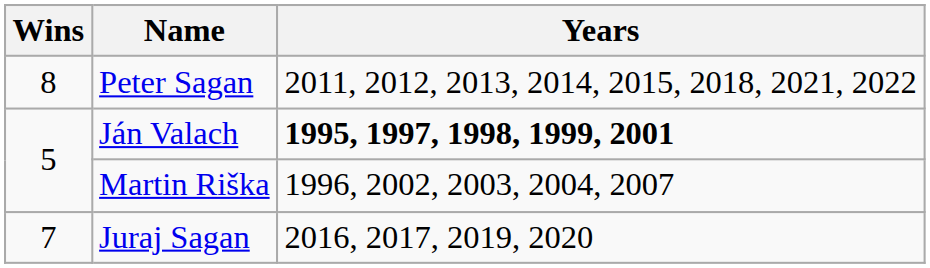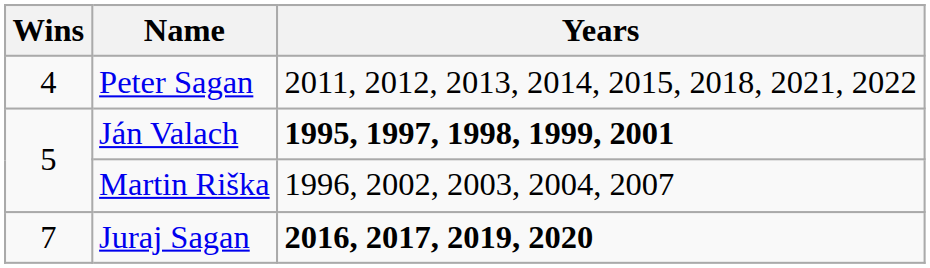(48, 81) 8 -> (48, 81) 4
(439, 236) normal -> (439, 236) bold
